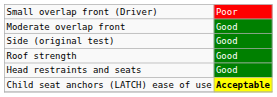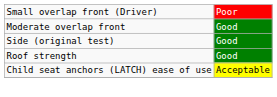- row: (74, 70)
(243, 85) bold -> (243, 70) normal
